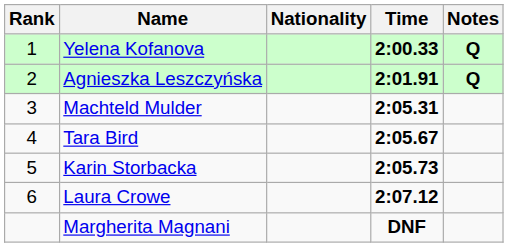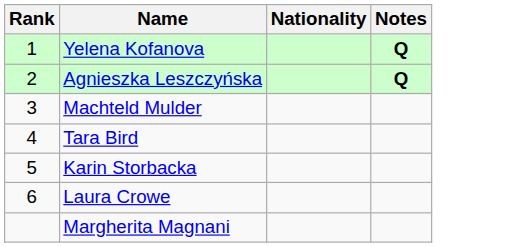- column: (407, 19)
